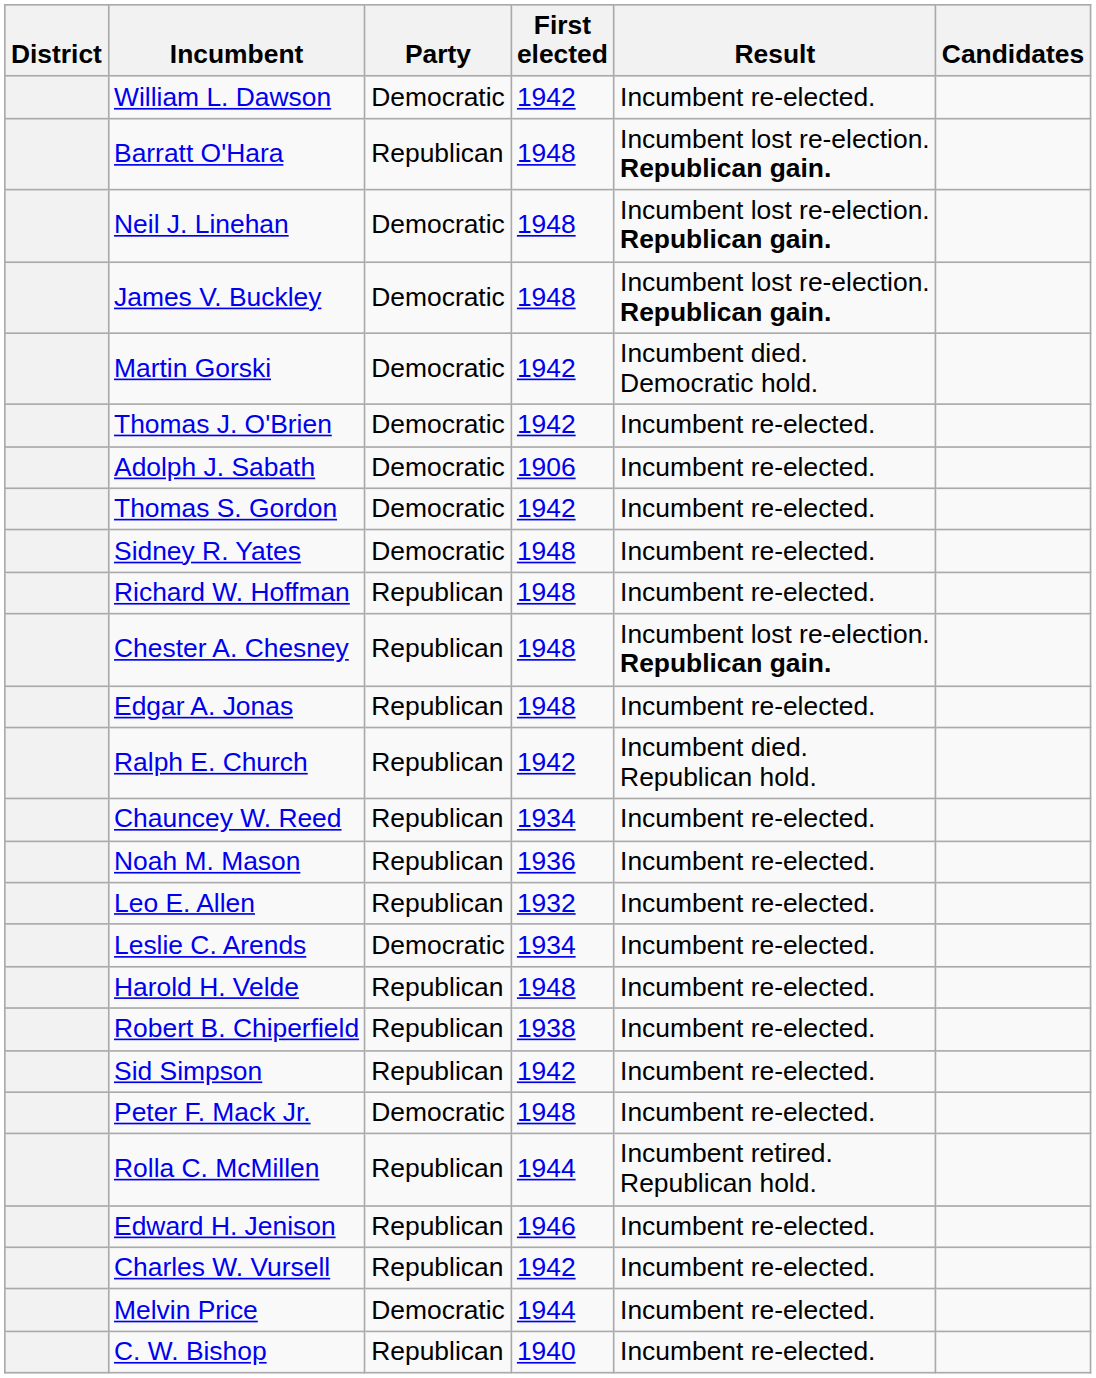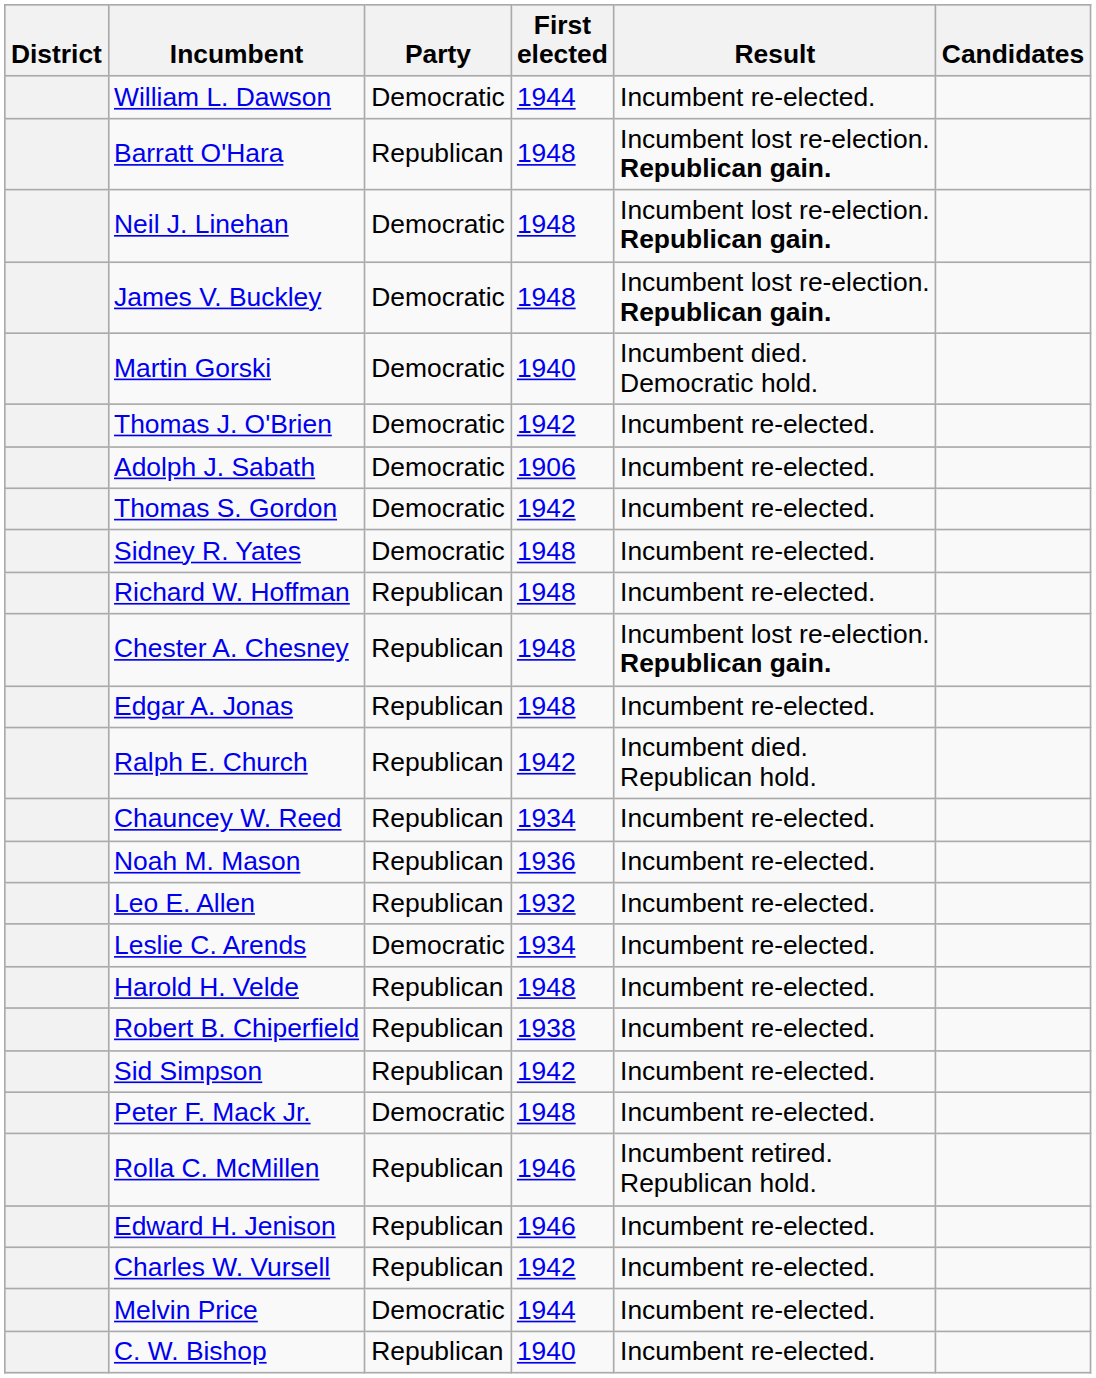(546, 97) 1942 -> (546, 97) 1944
(546, 368) 1942 -> (546, 368) 1940
(546, 1169) 1944 -> (546, 1169) 1946
